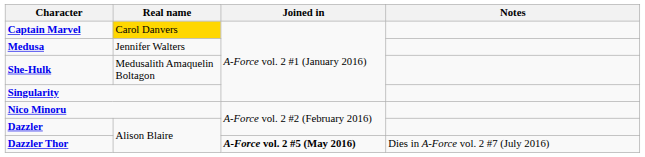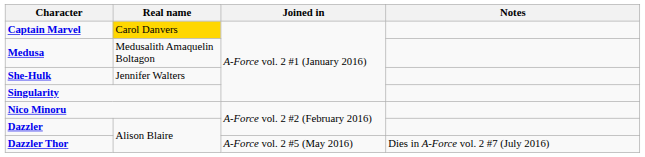(150, 47) Jennifer Walters -> (165, 53) Medusalith Amaquelin Boltagon
(165, 70) Medusalith Amaquelin Boltagon -> (150, 76) Jennifer Walters
(289, 144) bold -> (288, 144) normal
